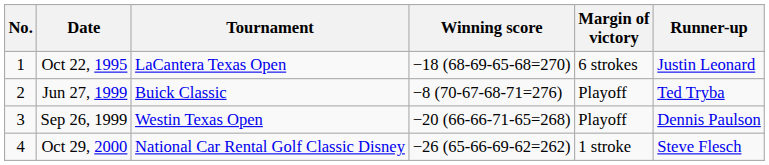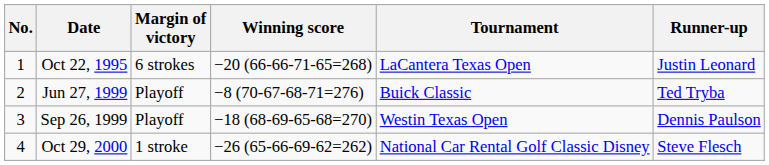columns swapped: (270, 28) <-> (614, 28)
(492, 65) −18 (68-69-65-68=270) -> (293, 65) −20 (66-66-71-65=268)
(492, 119) −20 (66-66-71-65=268) -> (293, 119) −18 (68-69-65-68=270)
